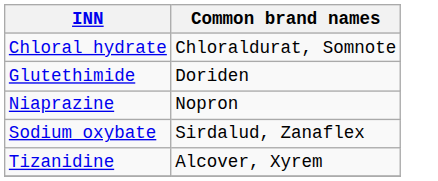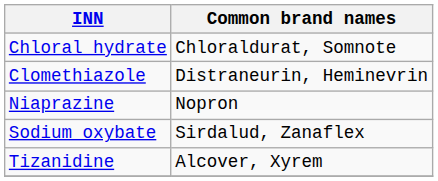+ row: (77, 76)
- row: (72, 76)
